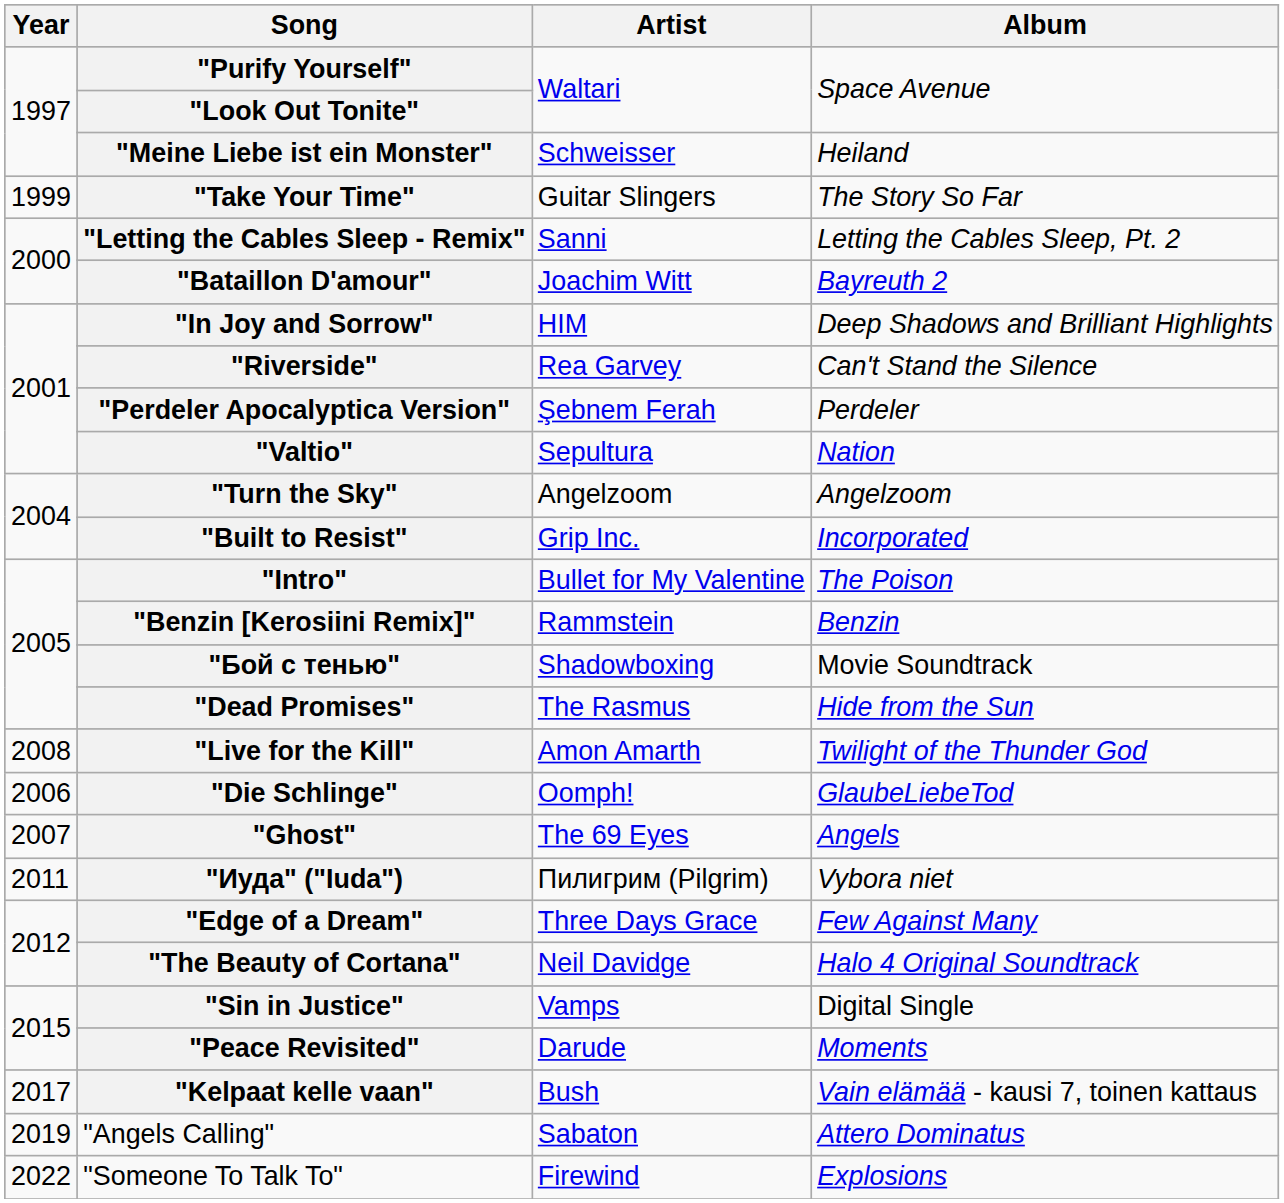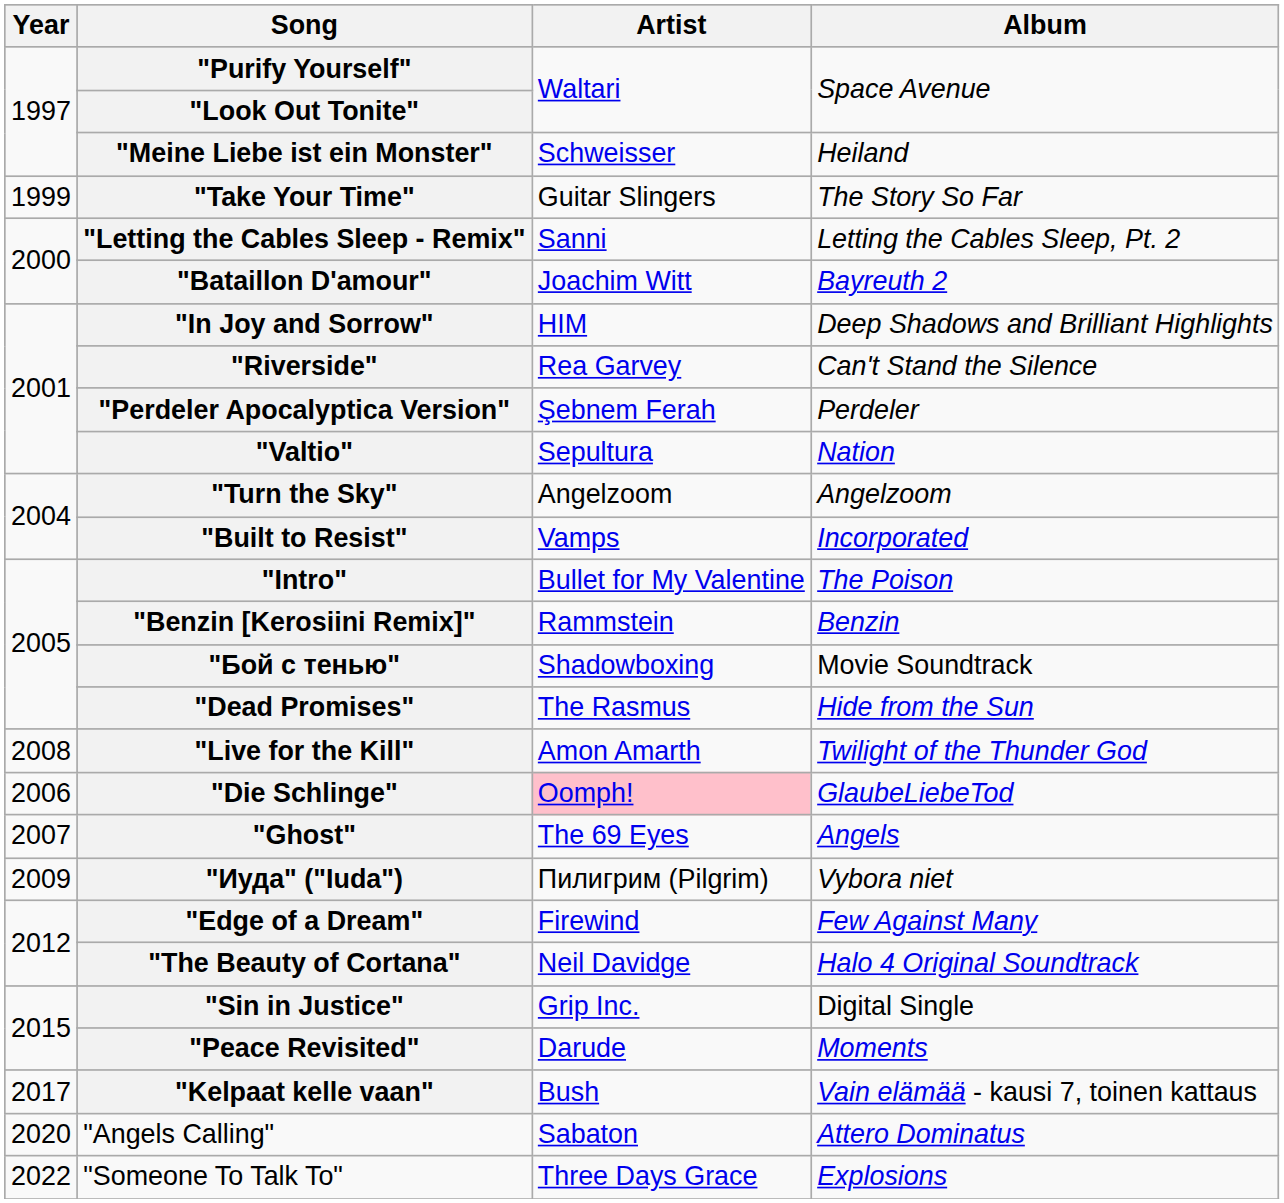(589, 537) Grip Inc. -> (579, 537) Vamps
(586, 793) no background -> (586, 793) pink background
(40, 878) 2011 -> (41, 878) 2009
(648, 921) Three Days Grace -> (589, 921) Firewind
(579, 1006) Vamps -> (589, 1006) Grip Inc.
(41, 1134) 2019 -> (41, 1134) 2020
(589, 1176) Firewind -> (648, 1176) Three Days Grace
